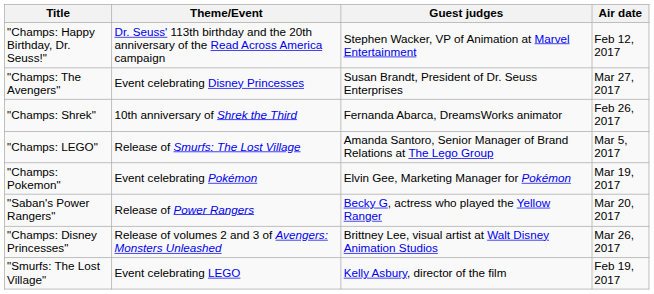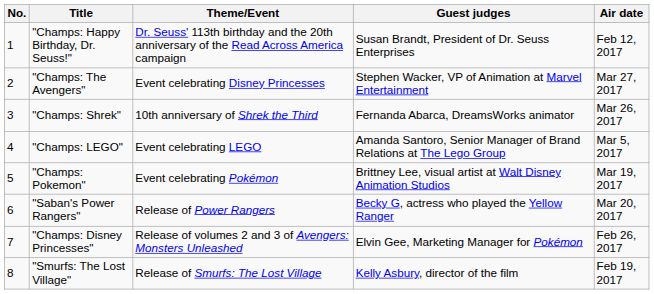+ column: (17, 13)
(457, 45) Stephen Wacker, VP of Animation at Marvel Entertainment -> (452, 45) Susan Brandt, President of Dr. Seuss Enterprises
(440, 83) Susan Brandt, President of Dr. Seuss Enterprises -> (469, 83) Stephen Wacker, VP of Animation at Marvel Entertainment
(614, 115) Feb 26, 2017 -> (616, 115) Mar 26, 2017
(208, 146) Release of Smurfs: The Lost Village -> (198, 146) Event celebrating LEGO
(457, 178) Elvin Gee, Marketing Manager for Pokémon -> (458, 178) Brittney Lee, visual artist at Walt Disney Animation Studios
(446, 241) Brittney Lee, visual artist at Walt Disney Animation Studios -> (469, 241) Elvin Gee, Marketing Manager for Pokémon
(614, 241) Mar 26, 2017 -> (616, 241) Feb 26, 2017
(177, 273) Event celebrating LEGO -> (228, 273) Release of Smurfs: The Lost Village
